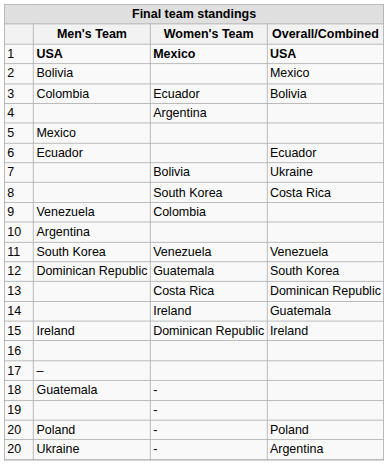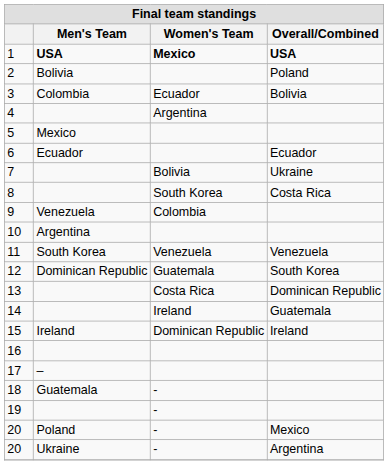(290, 73) Mexico -> (289, 73) Poland
(289, 430) Poland -> (290, 430) Mexico
